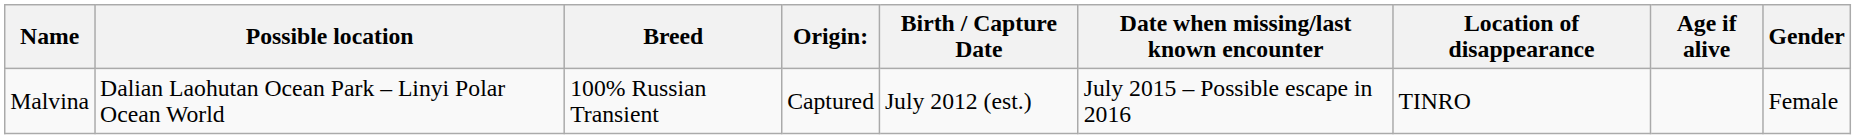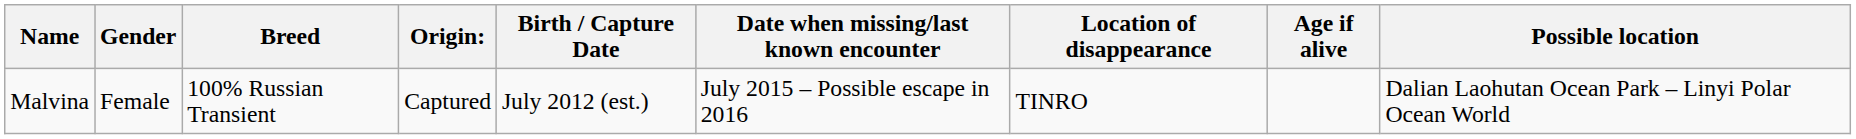columns swapped: (1807, 36) <-> (330, 36)
